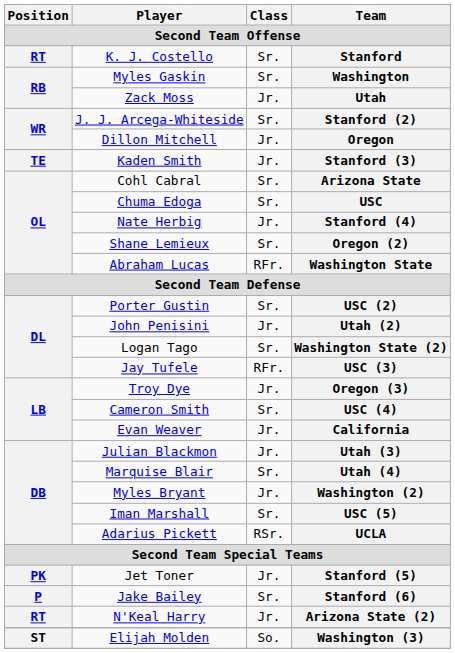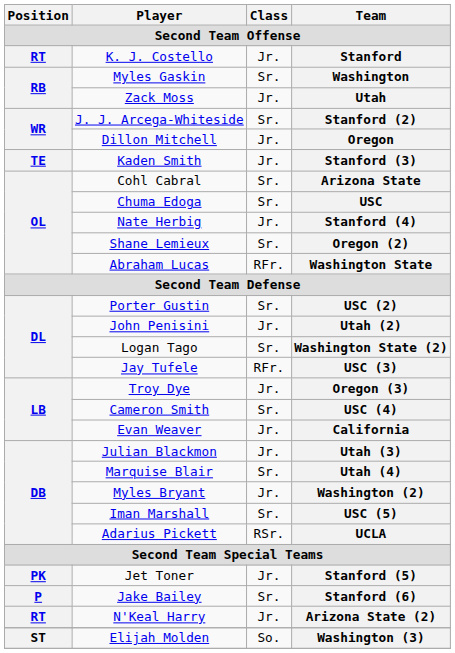(269, 56) Sr. -> (269, 56) Jr.
